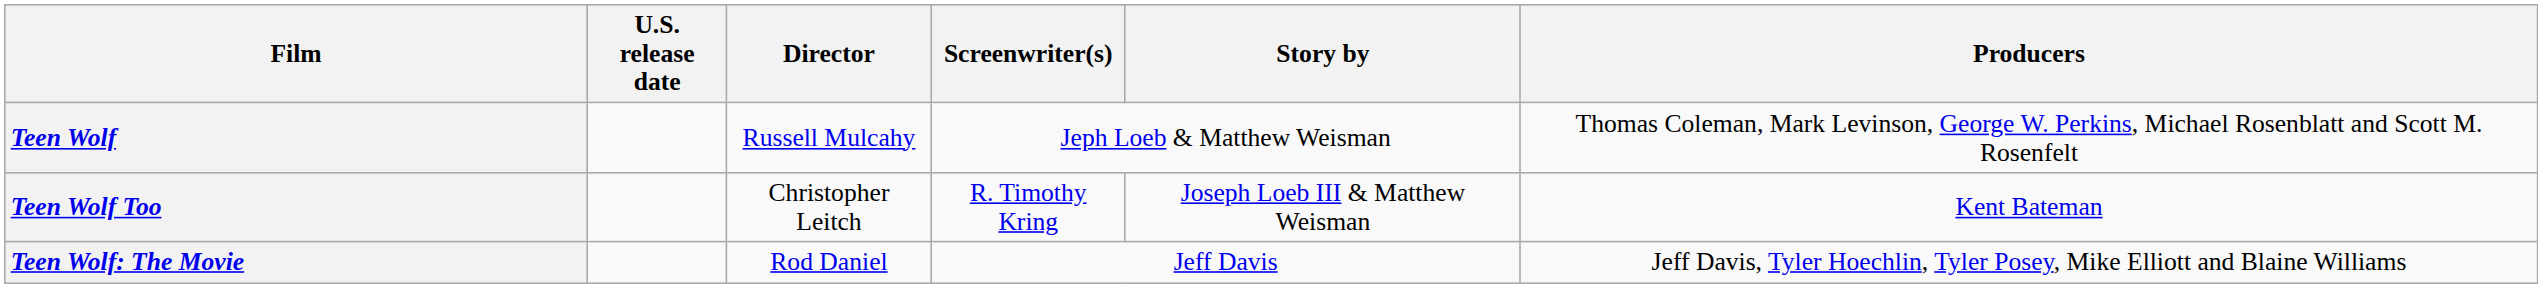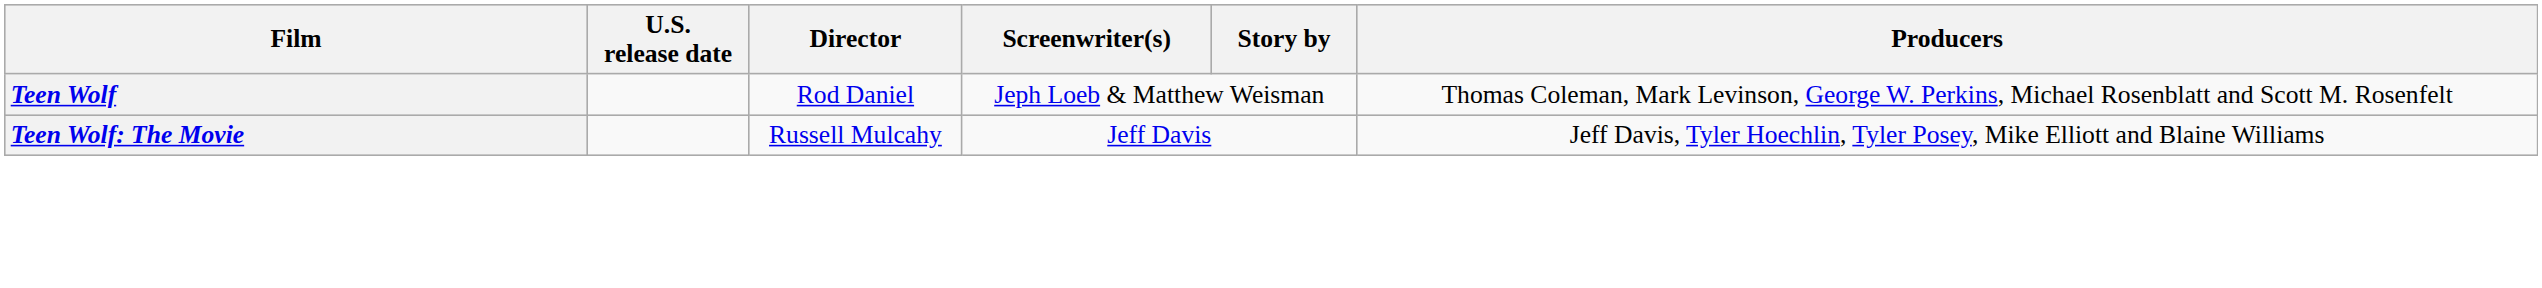(829, 137) Russell Mulcahy -> (855, 94) Rod Daniel
- row: (86, 206)
(829, 261) Rod Daniel -> (855, 134) Russell Mulcahy
